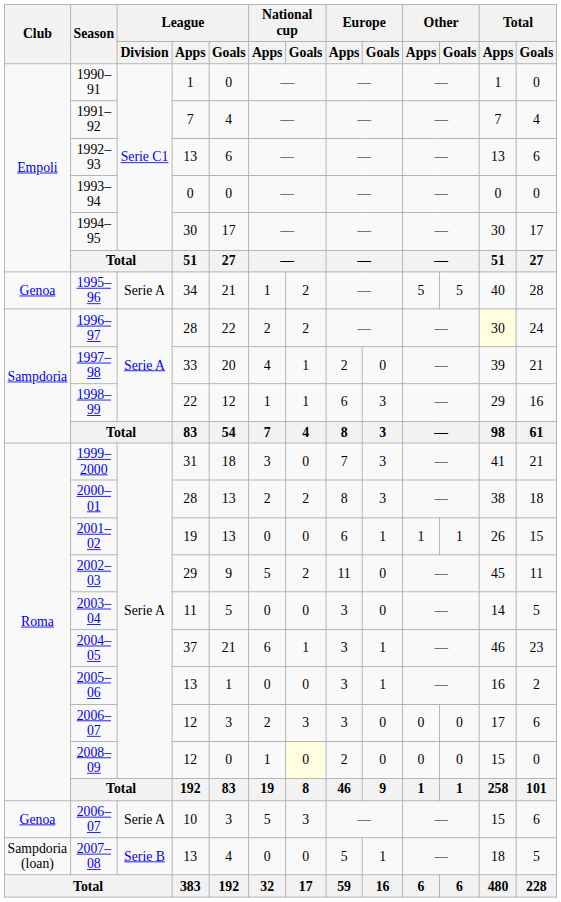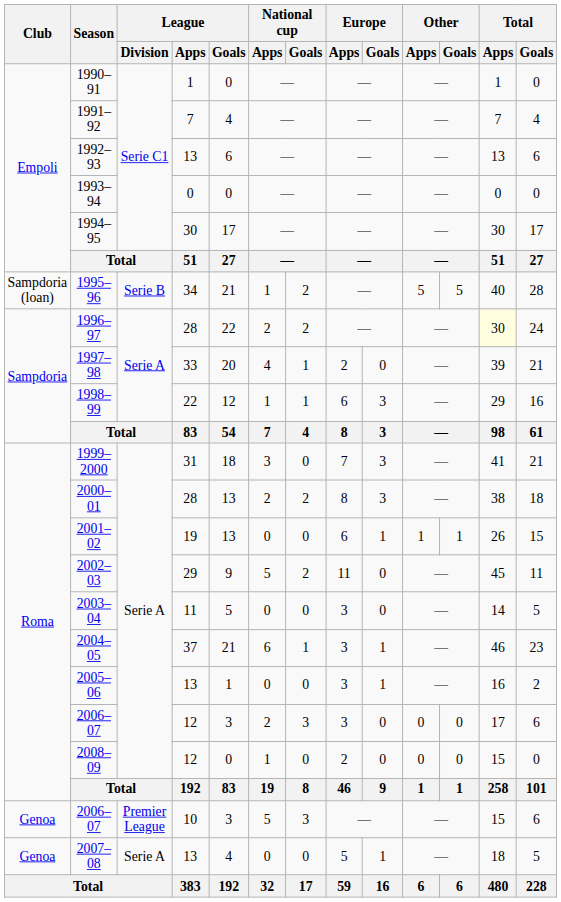(37, 290) Genoa -> (37, 290) Sampdoria (loan)
(145, 290) Serie A -> (145, 290) Serie B
(306, 760) lightyellow background -> (306, 760) no background
(145, 819) Serie A -> (145, 819) Premier League
(37, 856) Sampdoria (loan) -> (37, 856) Genoa
(145, 856) Serie B -> (145, 856) Serie A
